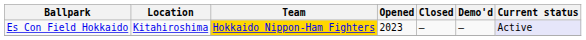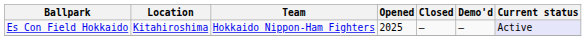(294, 28) gold background -> (294, 28) no background
(391, 28) 2023 -> (391, 28) 2025
